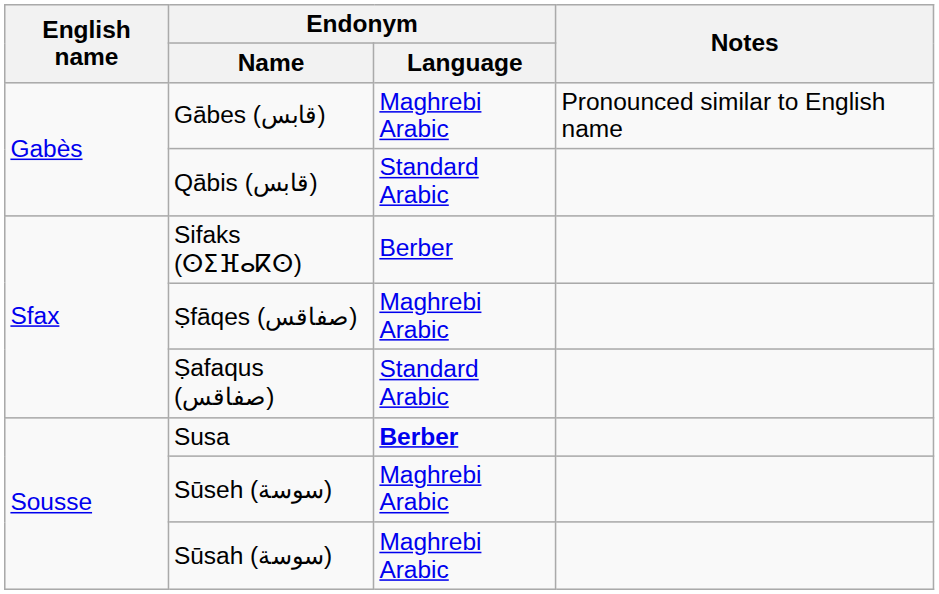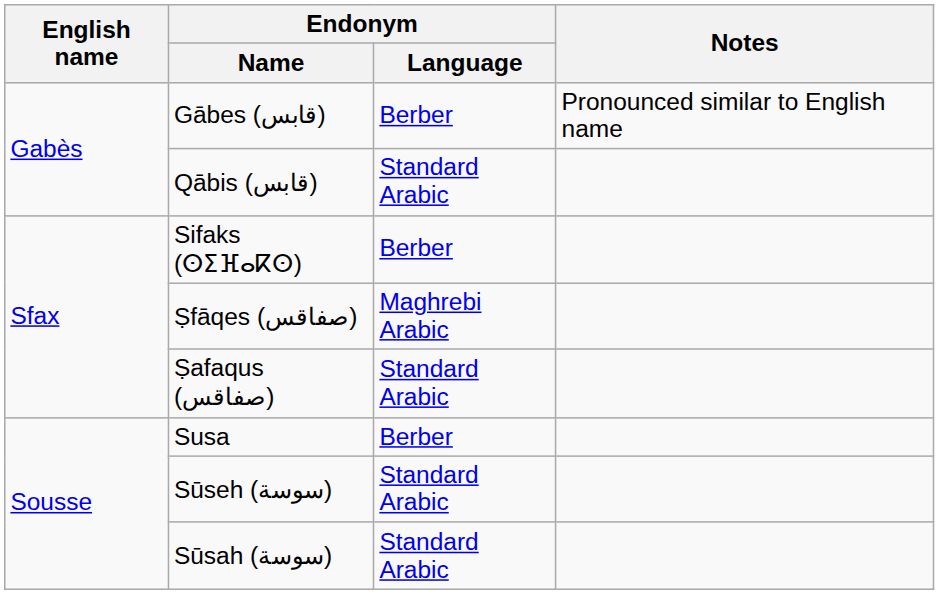(430, 115) Maghrebi Arabic -> (416, 115) Berber
(419, 436) bold -> (416, 436) normal
(430, 489) Maghrebi Arabic -> (429, 489) Standard Arabic
(430, 555) Maghrebi Arabic -> (429, 555) Standard Arabic
